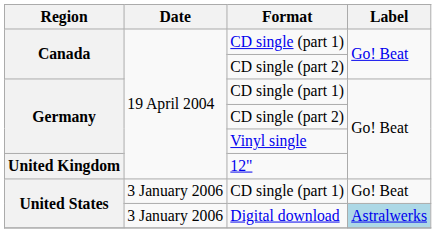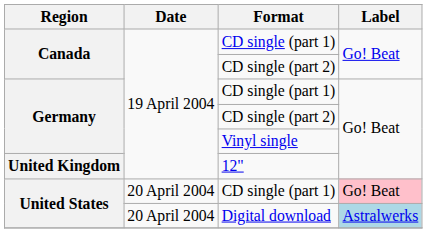(175, 191) 3 January 2006 -> (171, 191) 20 April 2004
(380, 191) no background -> (371, 191) pink background
(175, 215) 3 January 2006 -> (171, 215) 20 April 2004
